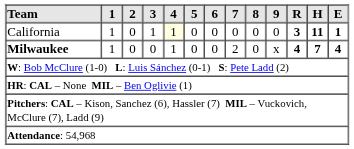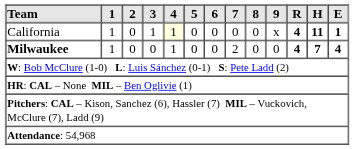(276, 31) 0 -> (276, 31) x
(297, 31) 3 -> (297, 31) 4
(276, 49) x -> (276, 49) 0
